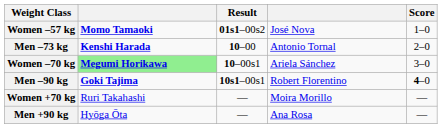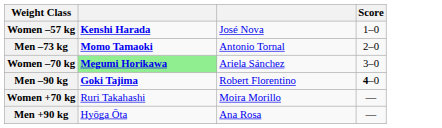- column: (242, 13)
(117, 30) Momo Tamaoki -> (115, 30) Kenshi Harada
(115, 47) Kenshi Harada -> (117, 47) Momo Tamaoki
